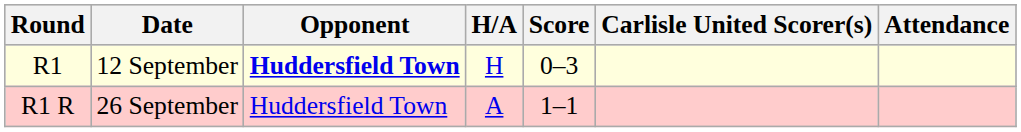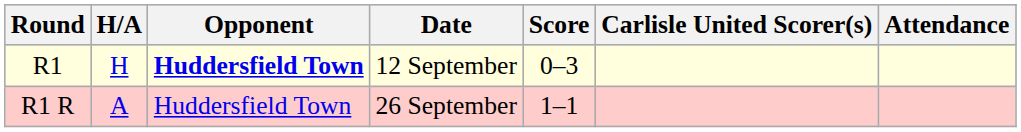columns swapped: (167, 24) <-> (494, 24)
